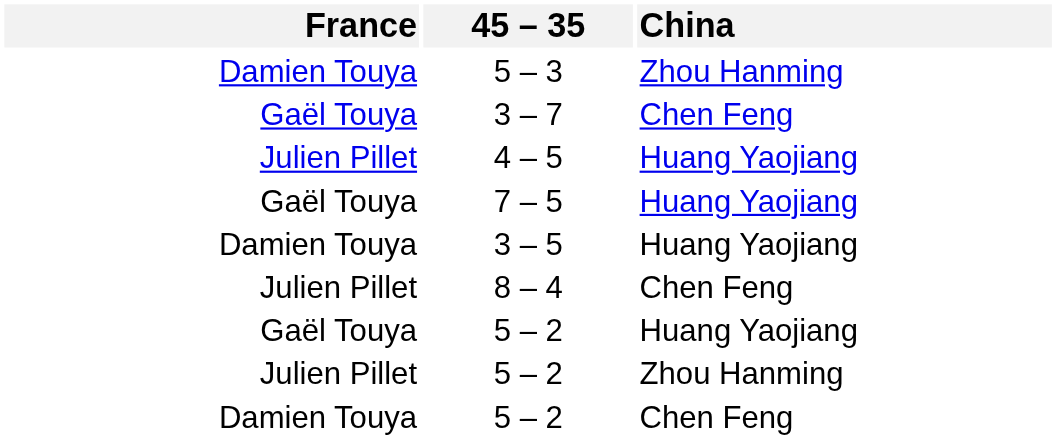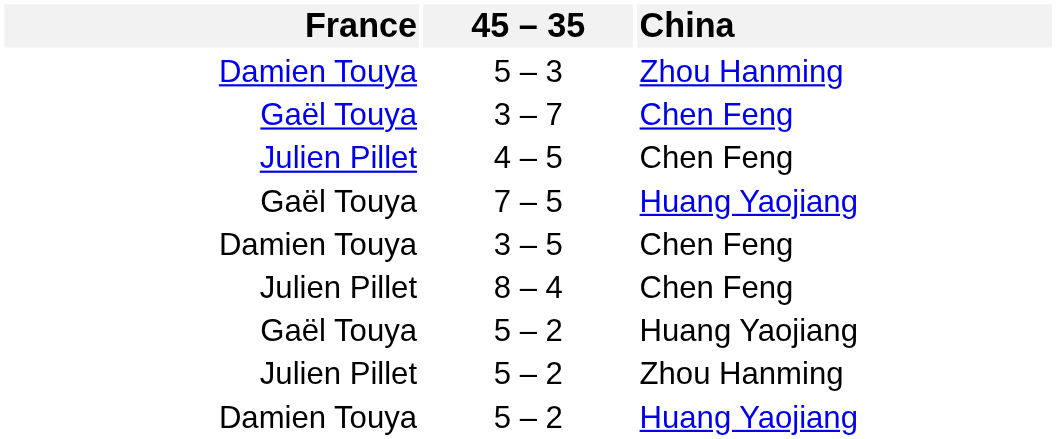(749, 158) Huang Yaojiang -> (716, 158) Chen Feng
(749, 244) Huang Yaojiang -> (716, 244) Chen Feng
(716, 417) Chen Feng -> (749, 417) Huang Yaojiang
